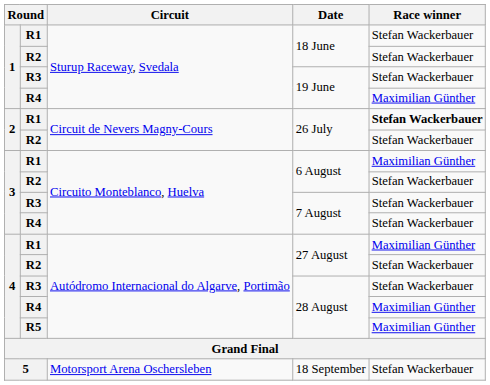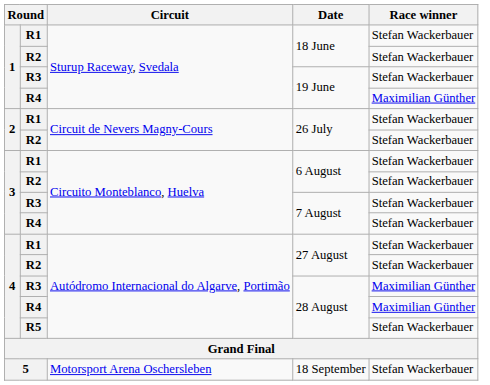(427, 118) bold -> (422, 118) normal
(423, 160) Maximilian Günther -> (422, 160) Stefan Wackerbauer
(423, 244) Maximilian Günther -> (422, 244) Stefan Wackerbauer
(422, 285) Stefan Wackerbauer -> (423, 285) Maximilian Günther
(423, 327) Maximilian Günther -> (422, 327) Stefan Wackerbauer
